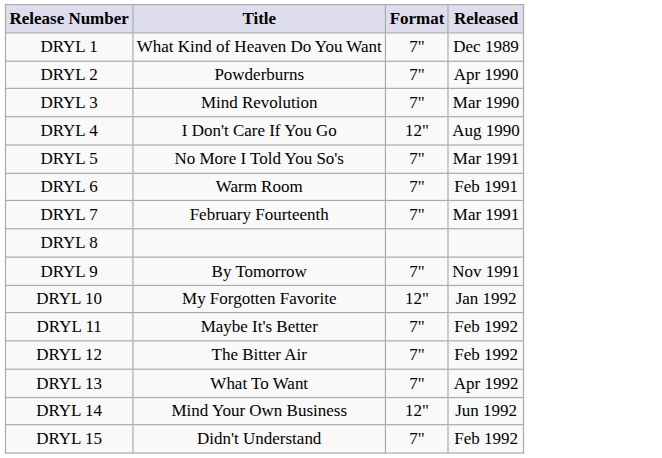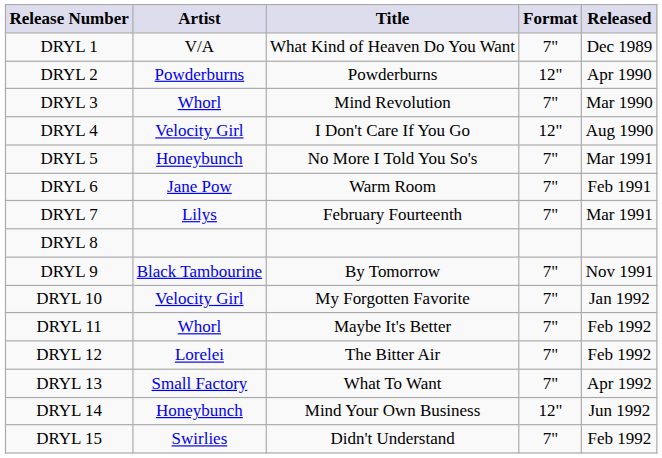+ column: (199, 18)
(417, 74) 7" -> (550, 74) 12"
(417, 298) 12" -> (550, 298) 7"
